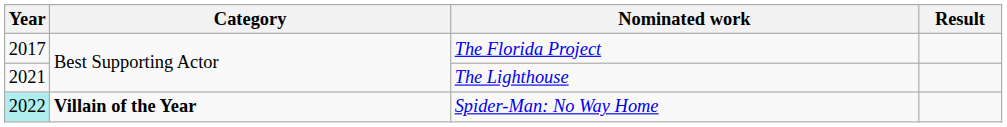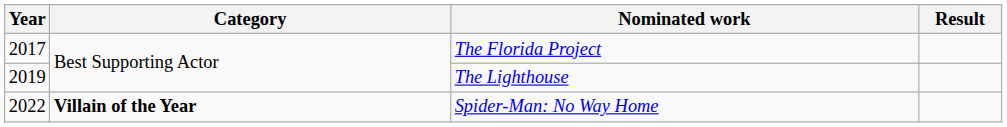(27, 77) 2021 -> (27, 77) 2019
(27, 106) paleturquoise background -> (27, 106) no background
